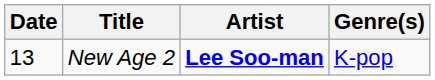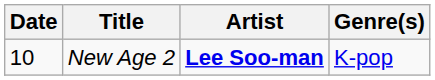(22, 57) 13 -> (22, 57) 10
